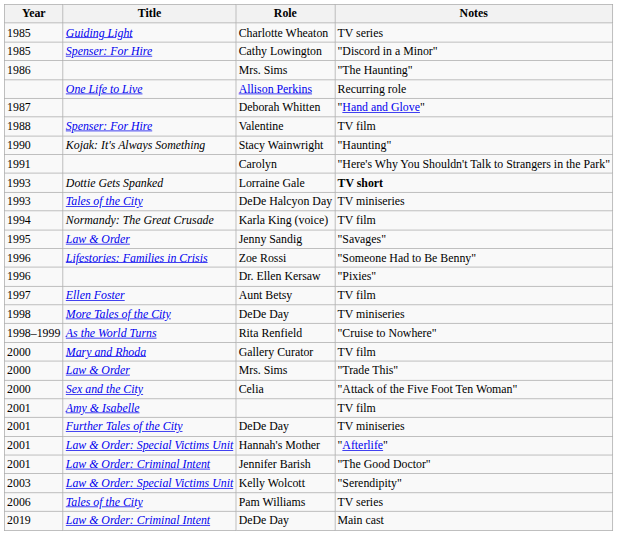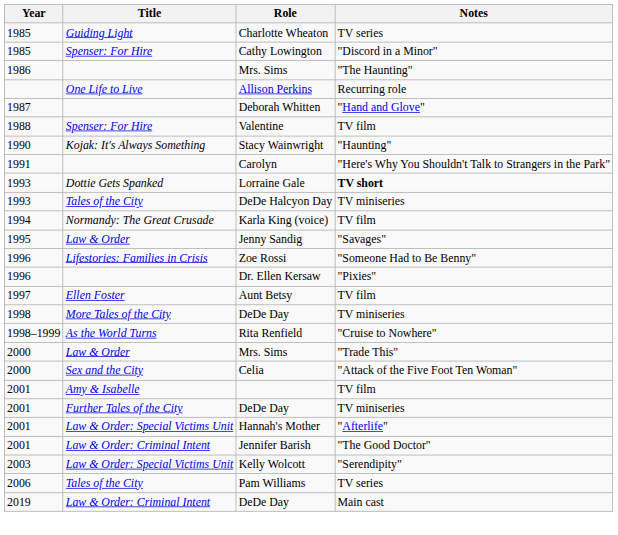- row: (19, 351)
